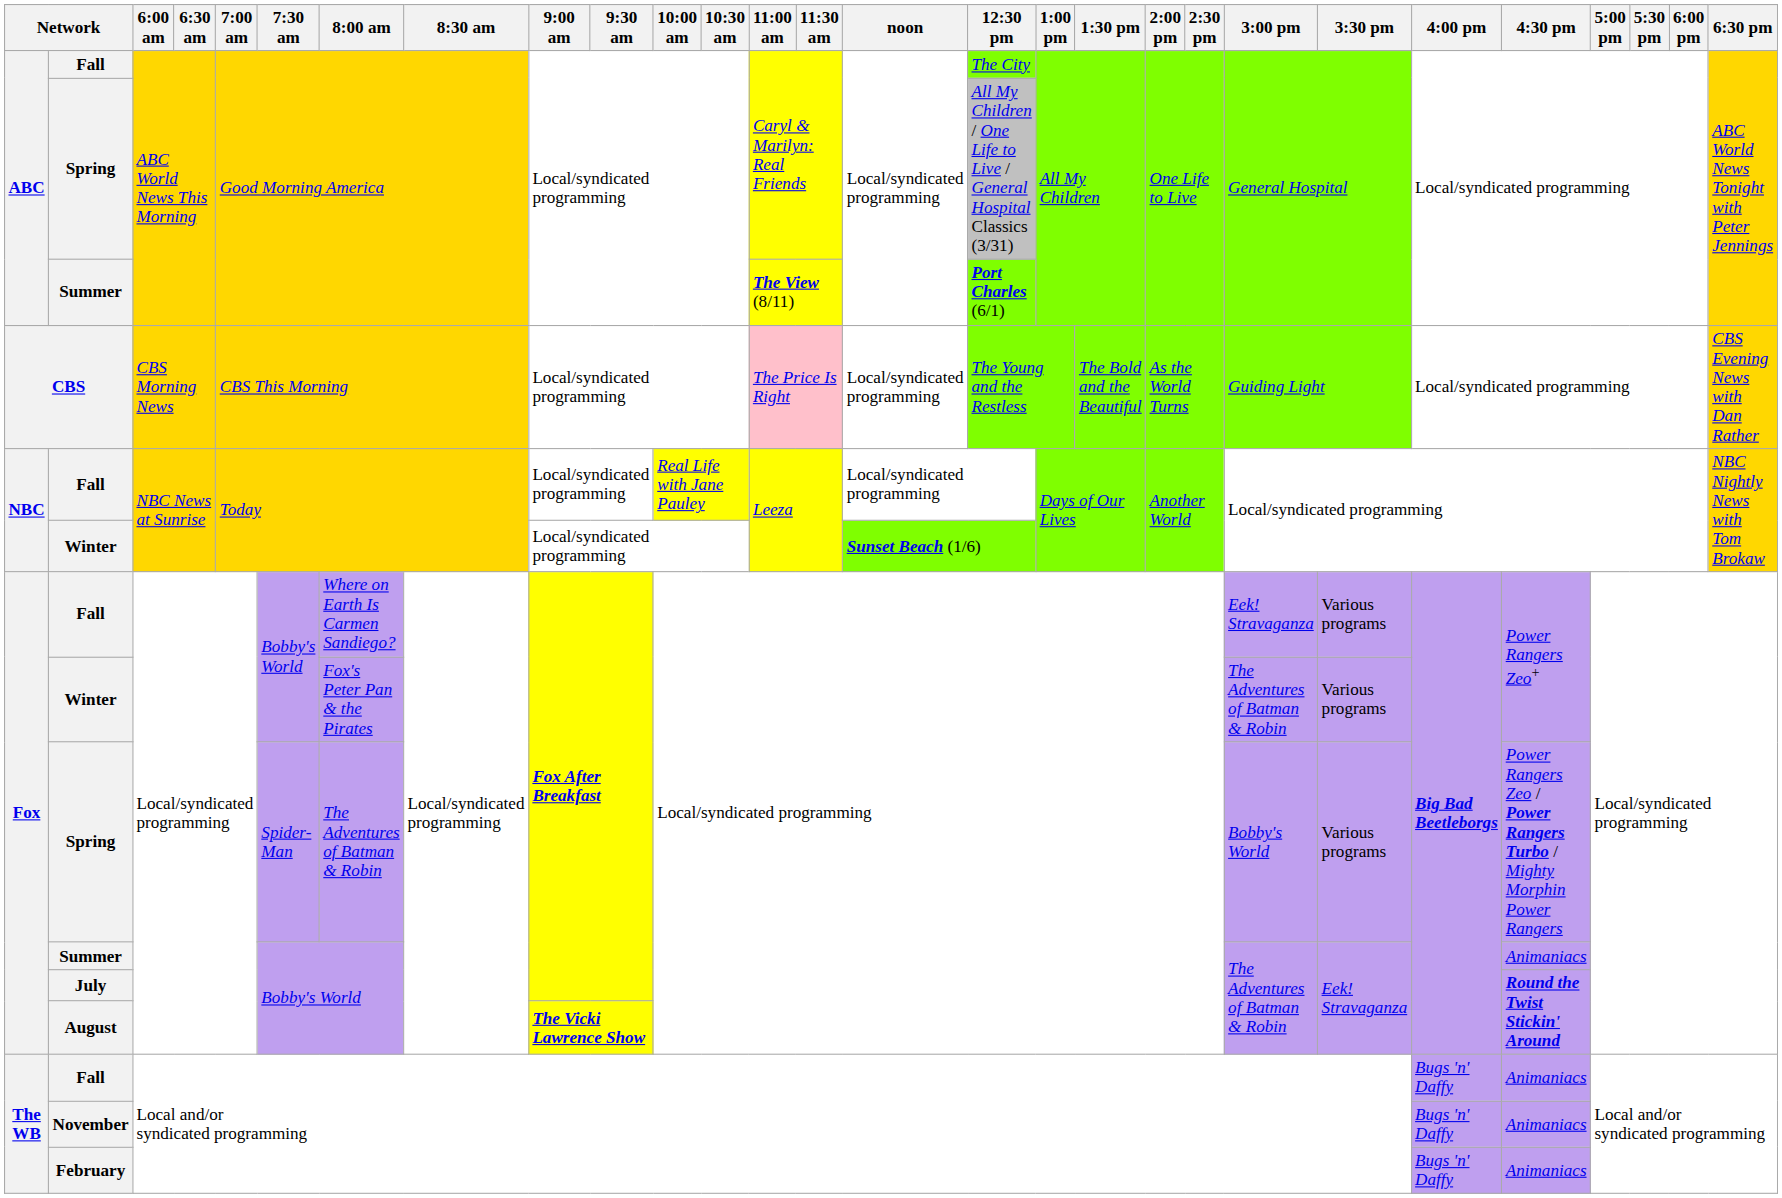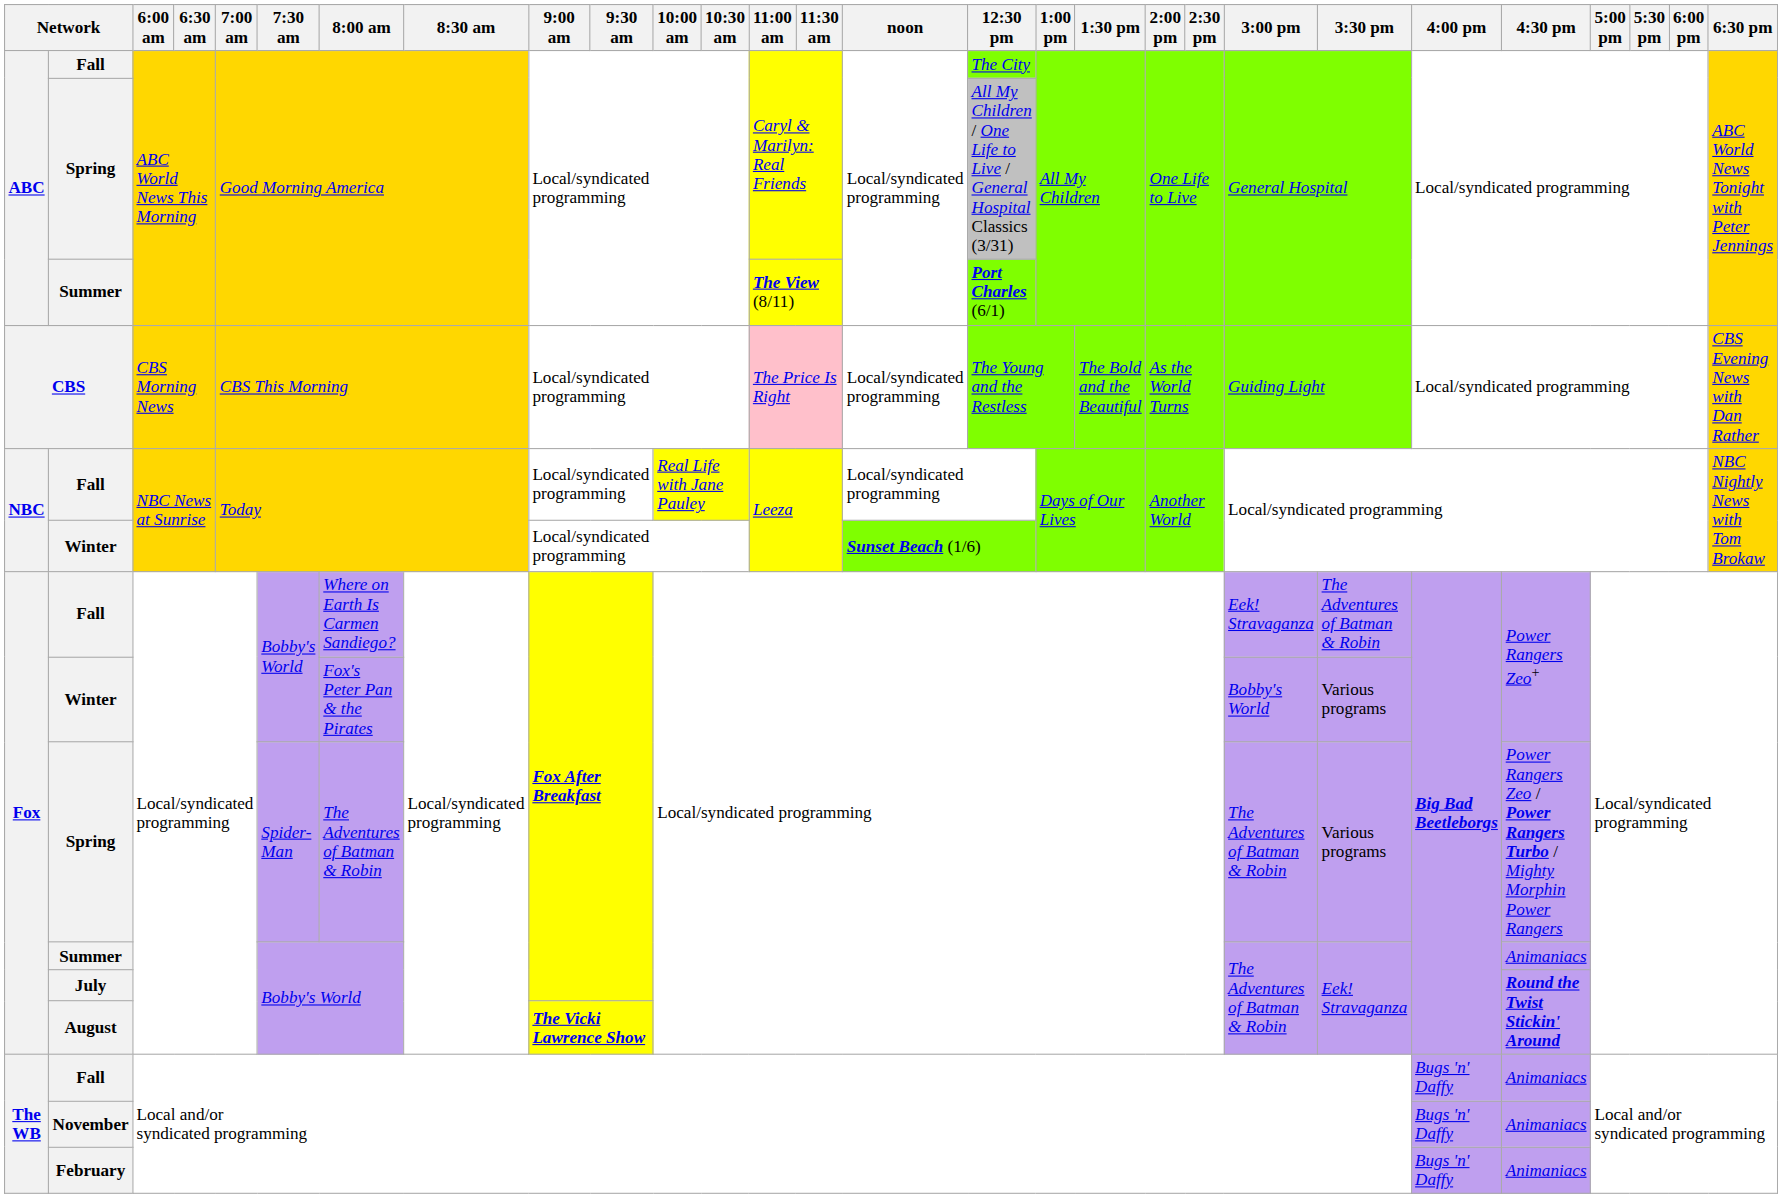(1354, 614) Various programs -> (1360, 614) The Adventures of Batman & Robin
(1266, 699) The Adventures of Batman & Robin -> (1255, 699) Bobby's World
(1255, 841) Bobby's World -> (1266, 841) The Adventures of Batman & Robin
